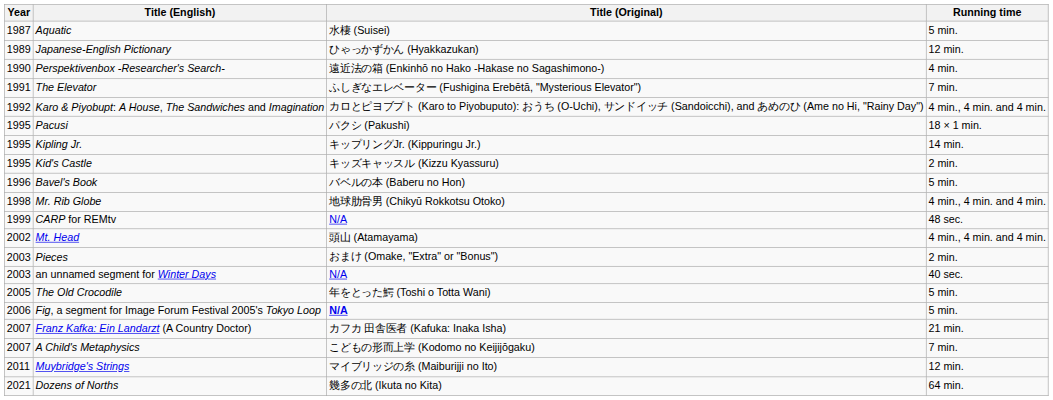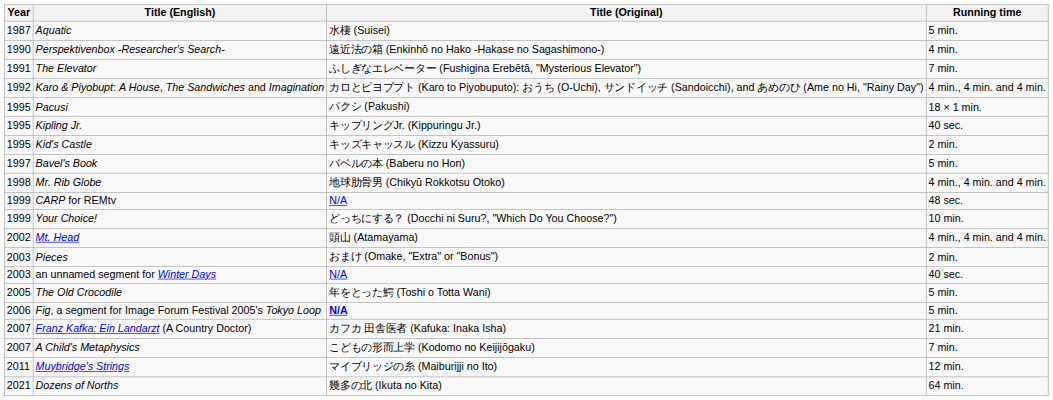- row: (103, 50)
(946, 145) 14 min. -> (946, 126) 40 sec.
(19, 183) 1996 -> (19, 164) 1997
+ row: (66, 219)
